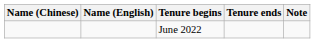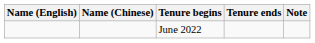columns swapped: (119, 12) <-> (43, 12)
